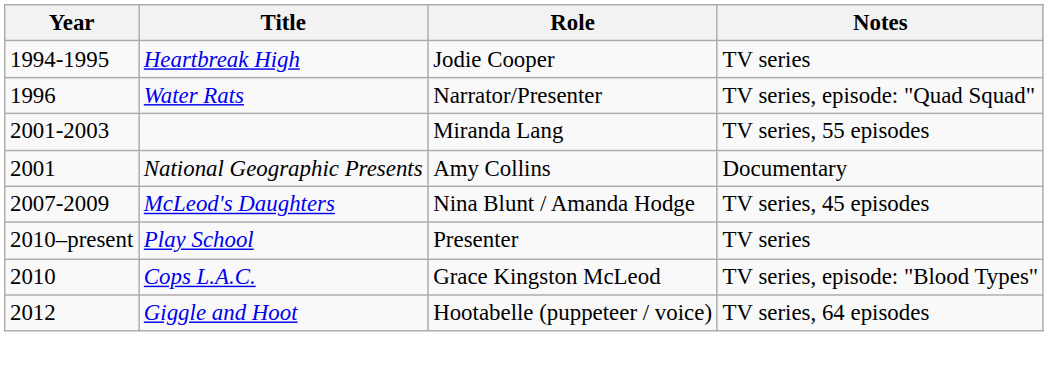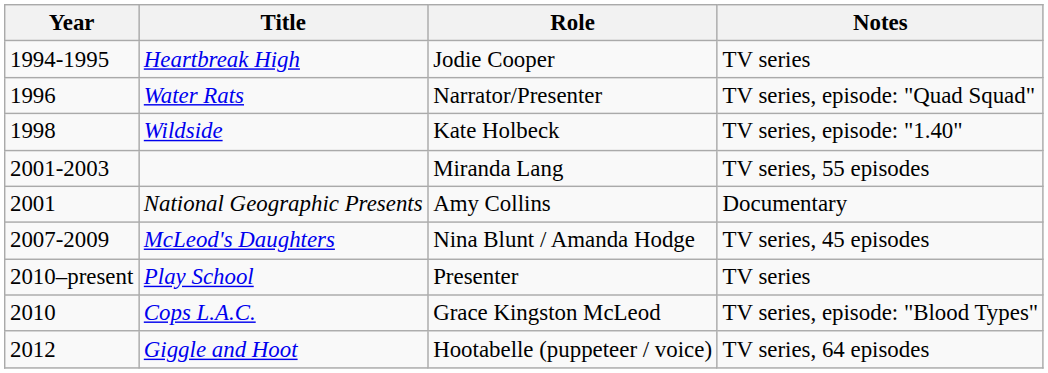+ row: (183, 131)
